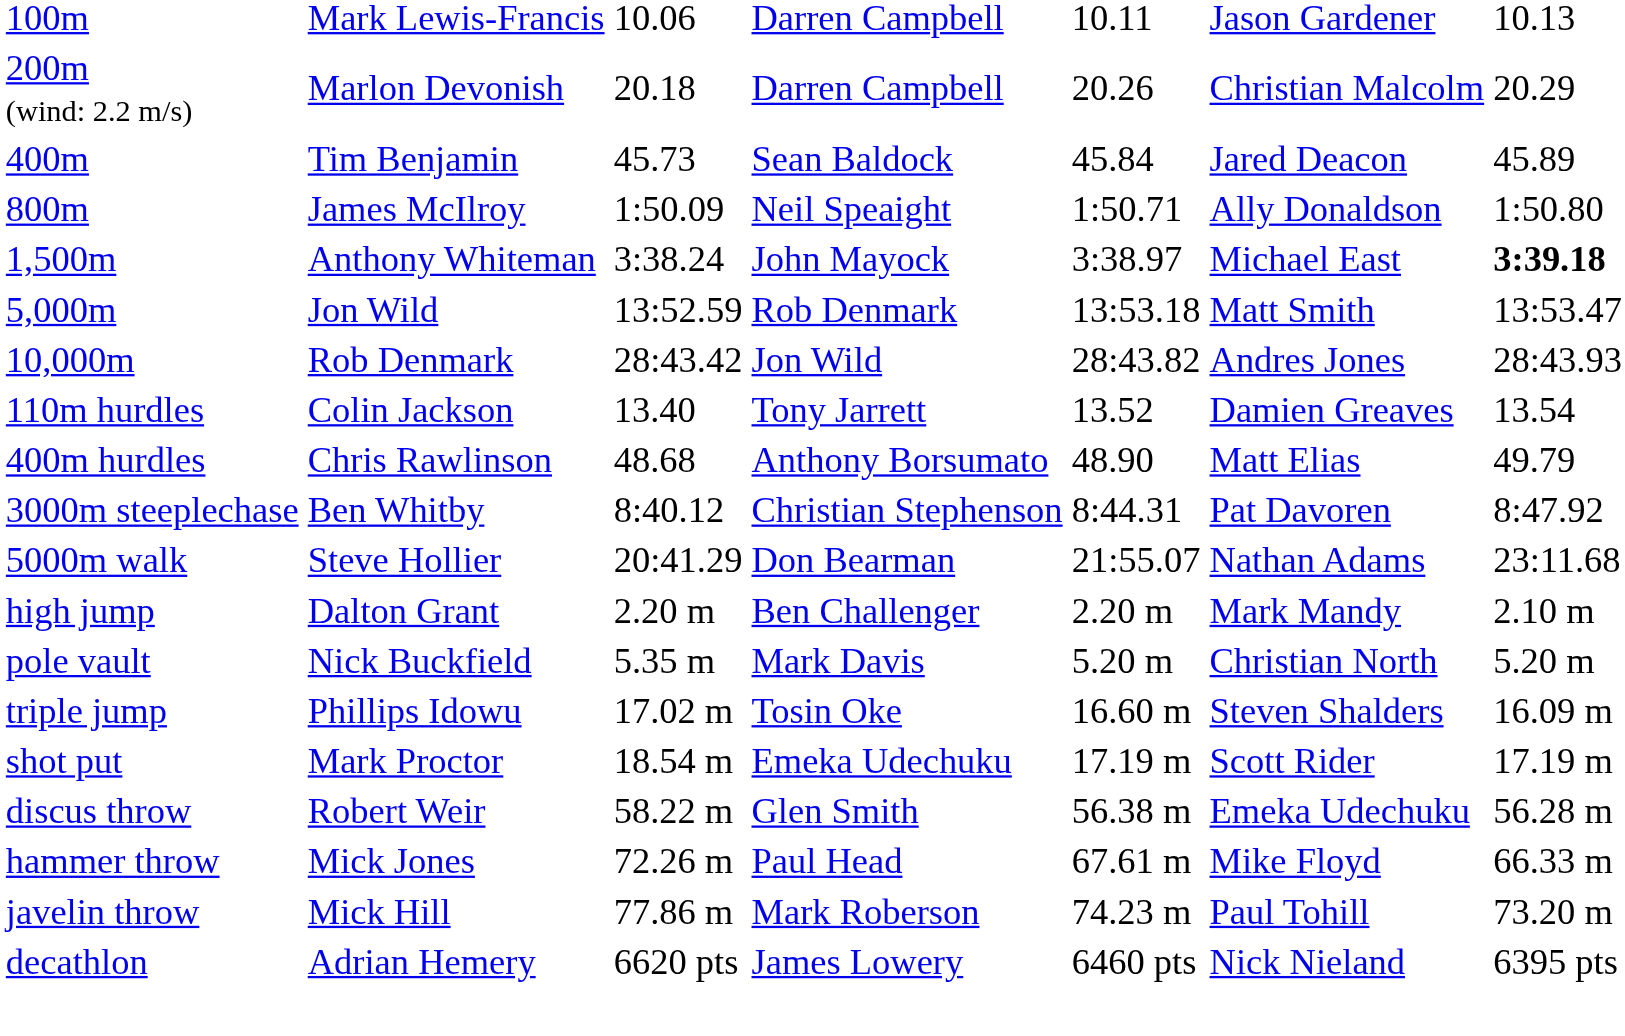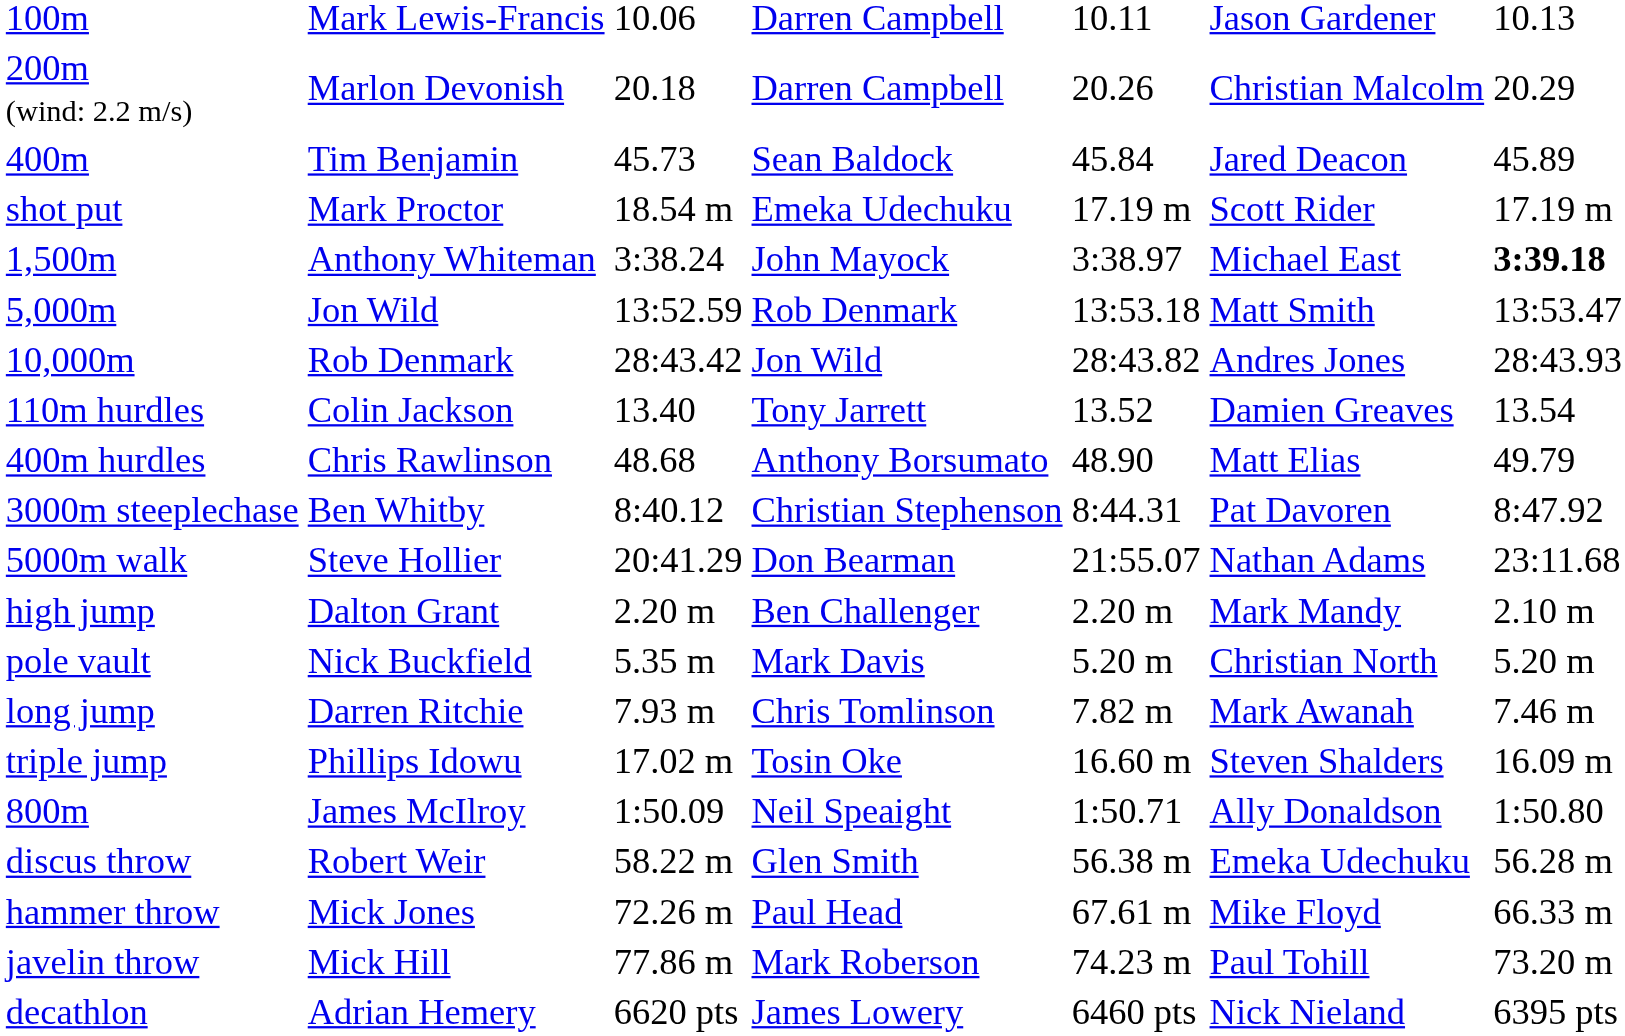rows swapped: (47, 209) <-> (64, 760)
+ row: (80, 710)
